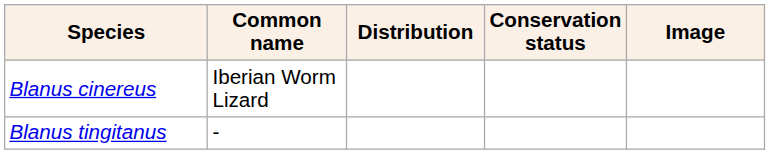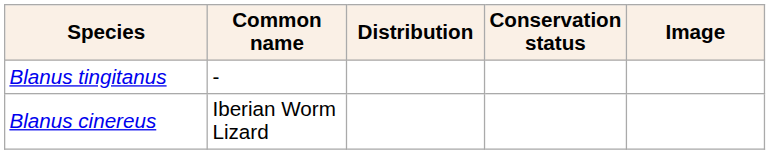rows swapped: (83, 88) <-> (88, 132)
